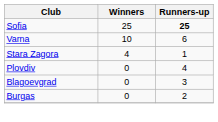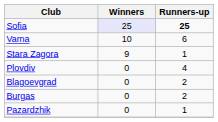(127, 26) no background -> (127, 26) lavender background
(127, 54) 4 -> (127, 54) 9
(184, 82) 3 -> (184, 82) 2
+ row: (28, 110)
